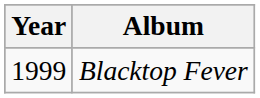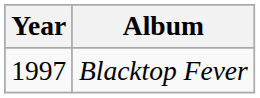(39, 69) 1999 -> (39, 69) 1997
